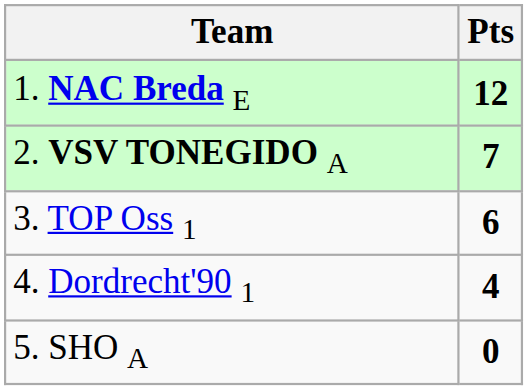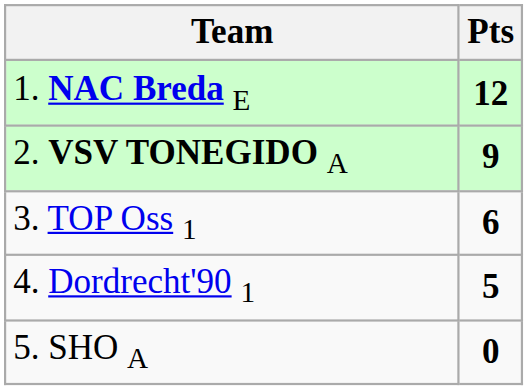(491, 157) 7 -> (491, 157) 9
(491, 286) 4 -> (491, 286) 5
